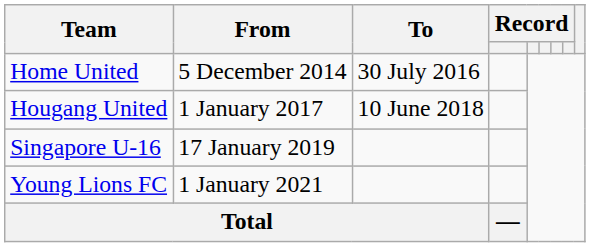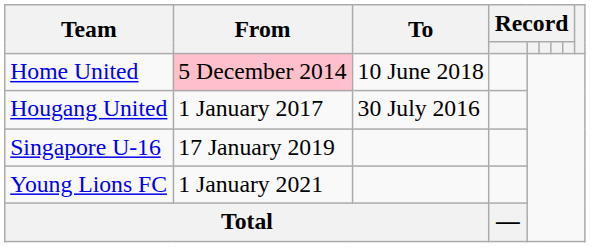(262, 71) no background -> (262, 71) pink background
(419, 71) 30 July 2016 -> (421, 71) 10 June 2018
(421, 109) 10 June 2018 -> (419, 109) 30 July 2016
